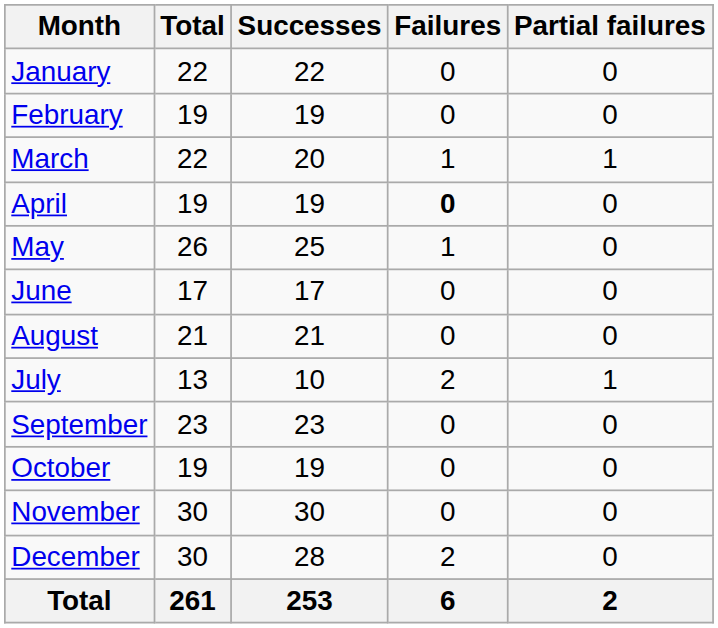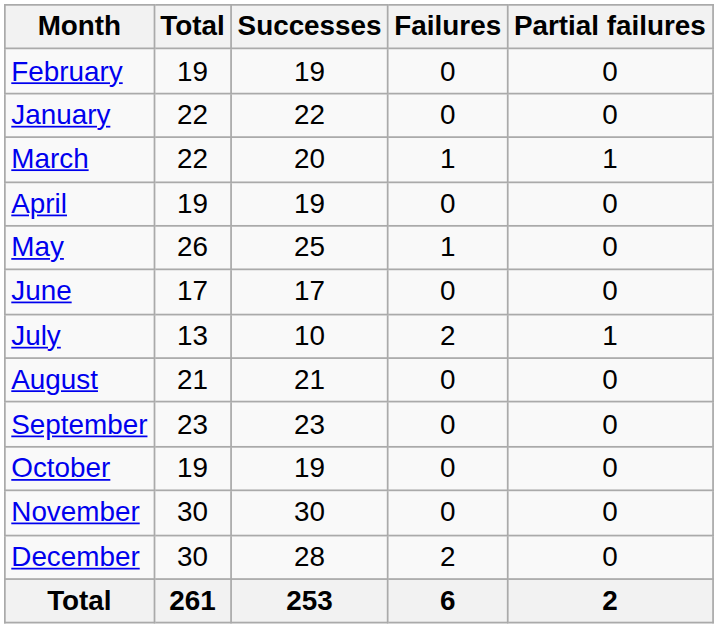rows swapped: (61, 70) <-> (67, 114)
(448, 203) bold -> (448, 203) normal
rows swapped: (36, 379) <-> (55, 335)
